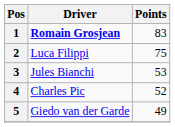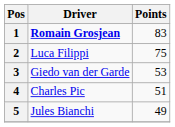(62, 72) Jules Bianchi -> (80, 72) Giedo van der Garde
(161, 91) 52 -> (161, 91) 51
(80, 111) Giedo van der Garde -> (62, 111) Jules Bianchi
